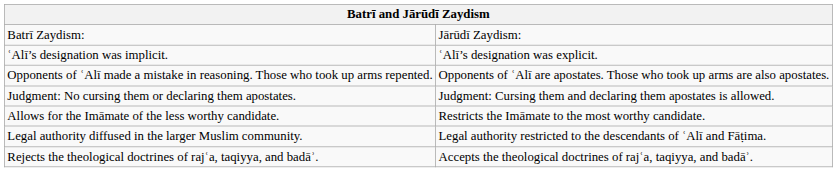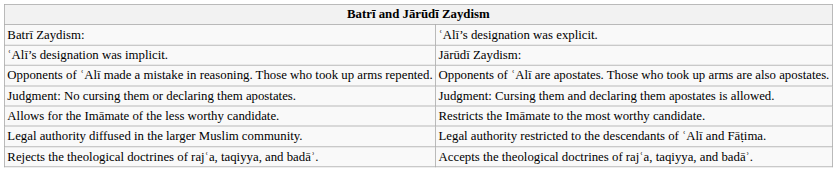(480, 34) Jārūdī Zaydism: -> (518, 34) ʿAlī’s designation was explicit.
(518, 55) ʿAlī’s designation was explicit. -> (480, 55) Jārūdī Zaydism:
